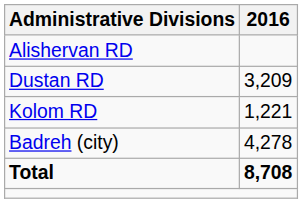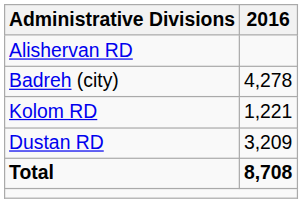rows swapped: (56, 81) <-> (64, 142)
